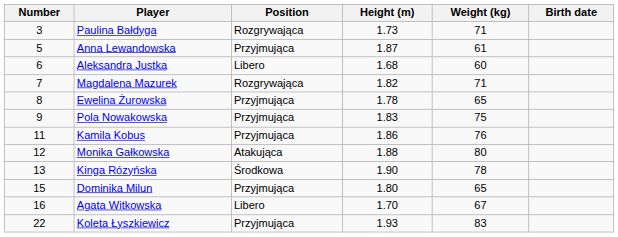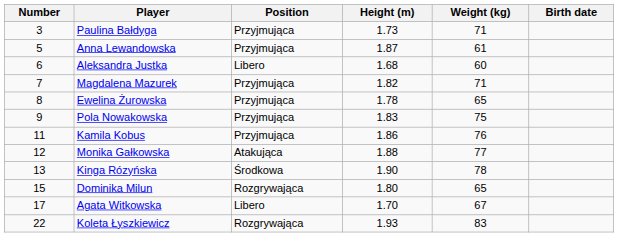(269, 30) Rozgrywająca -> (264, 30) Przyjmująca
(269, 83) Rozgrywająca -> (264, 83) Przyjmująca
(480, 153) 80 -> (480, 153) 77
(264, 188) Przyjmująca -> (269, 188) Rozgrywająca
(39, 205) 16 -> (39, 205) 17
(264, 223) Przyjmująca -> (269, 223) Rozgrywająca
